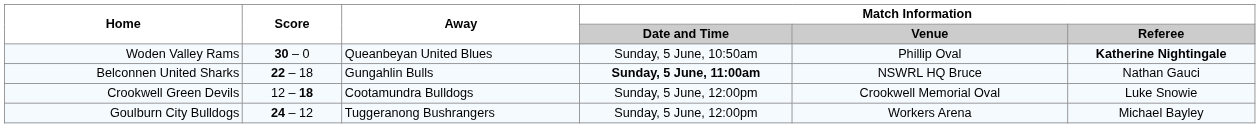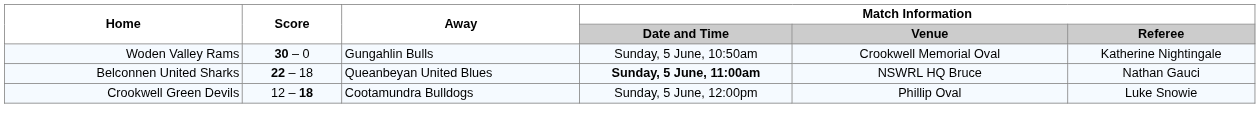(419, 53) Queanbeyan United Blues -> (389, 53) Gungahlin Bulls
(930, 53) Phillip Oval -> (930, 53) Crookwell Memorial Oval
(1161, 53) bold -> (1161, 53) normal
(389, 73) Gungahlin Bulls -> (419, 73) Queanbeyan United Blues
(930, 93) Crookwell Memorial Oval -> (930, 93) Phillip Oval
- row: (175, 113)
